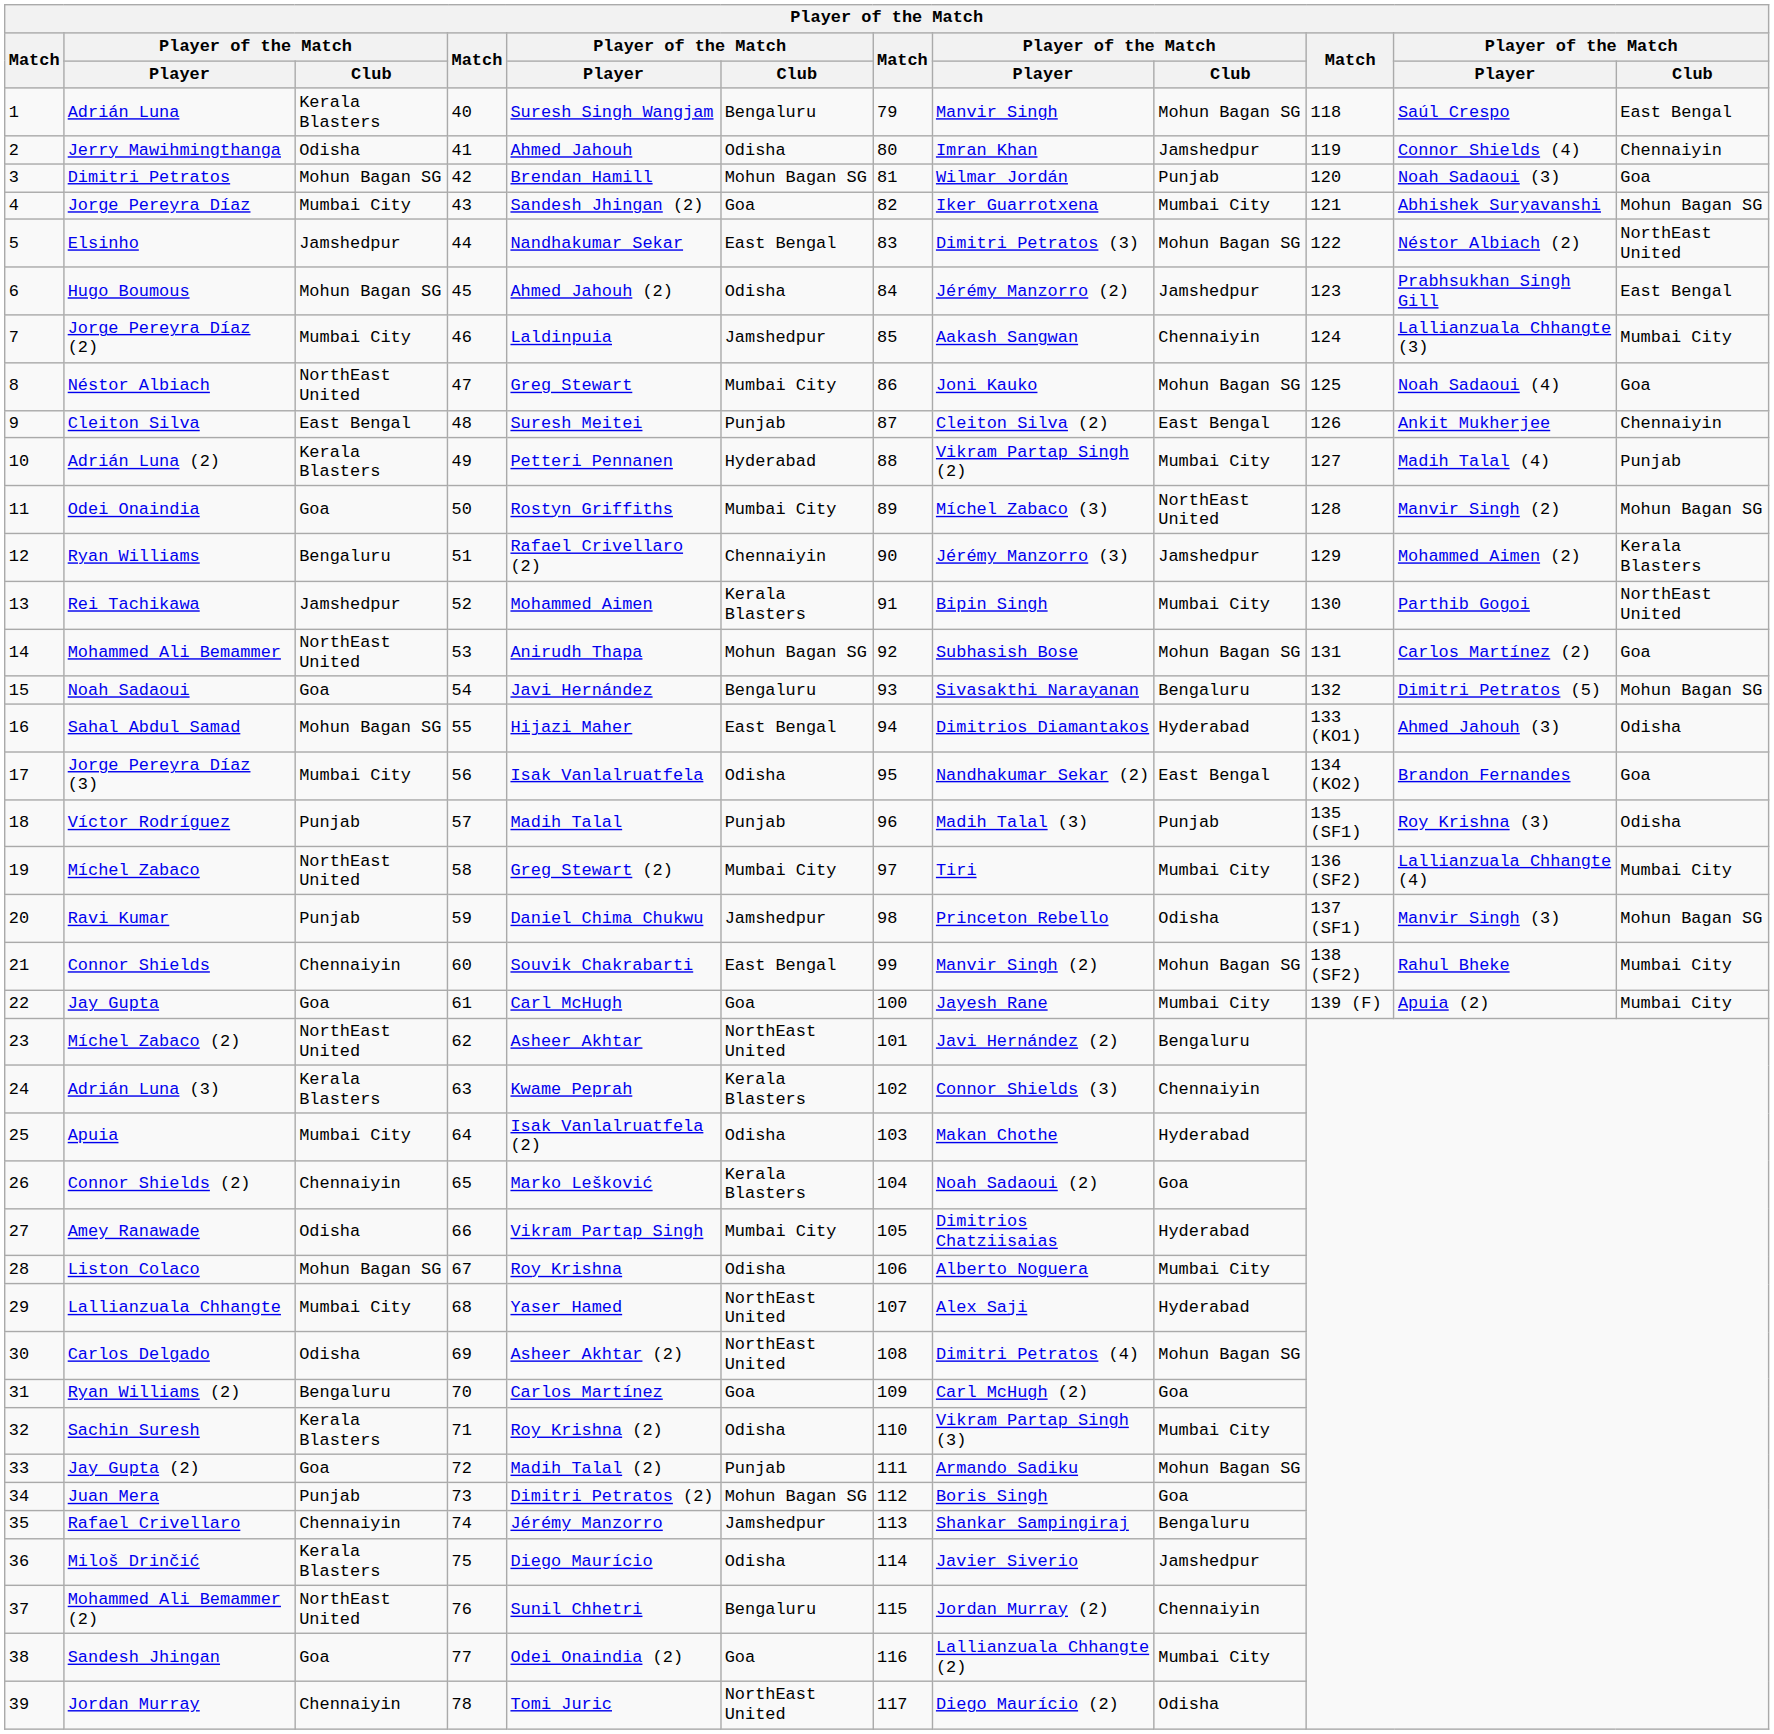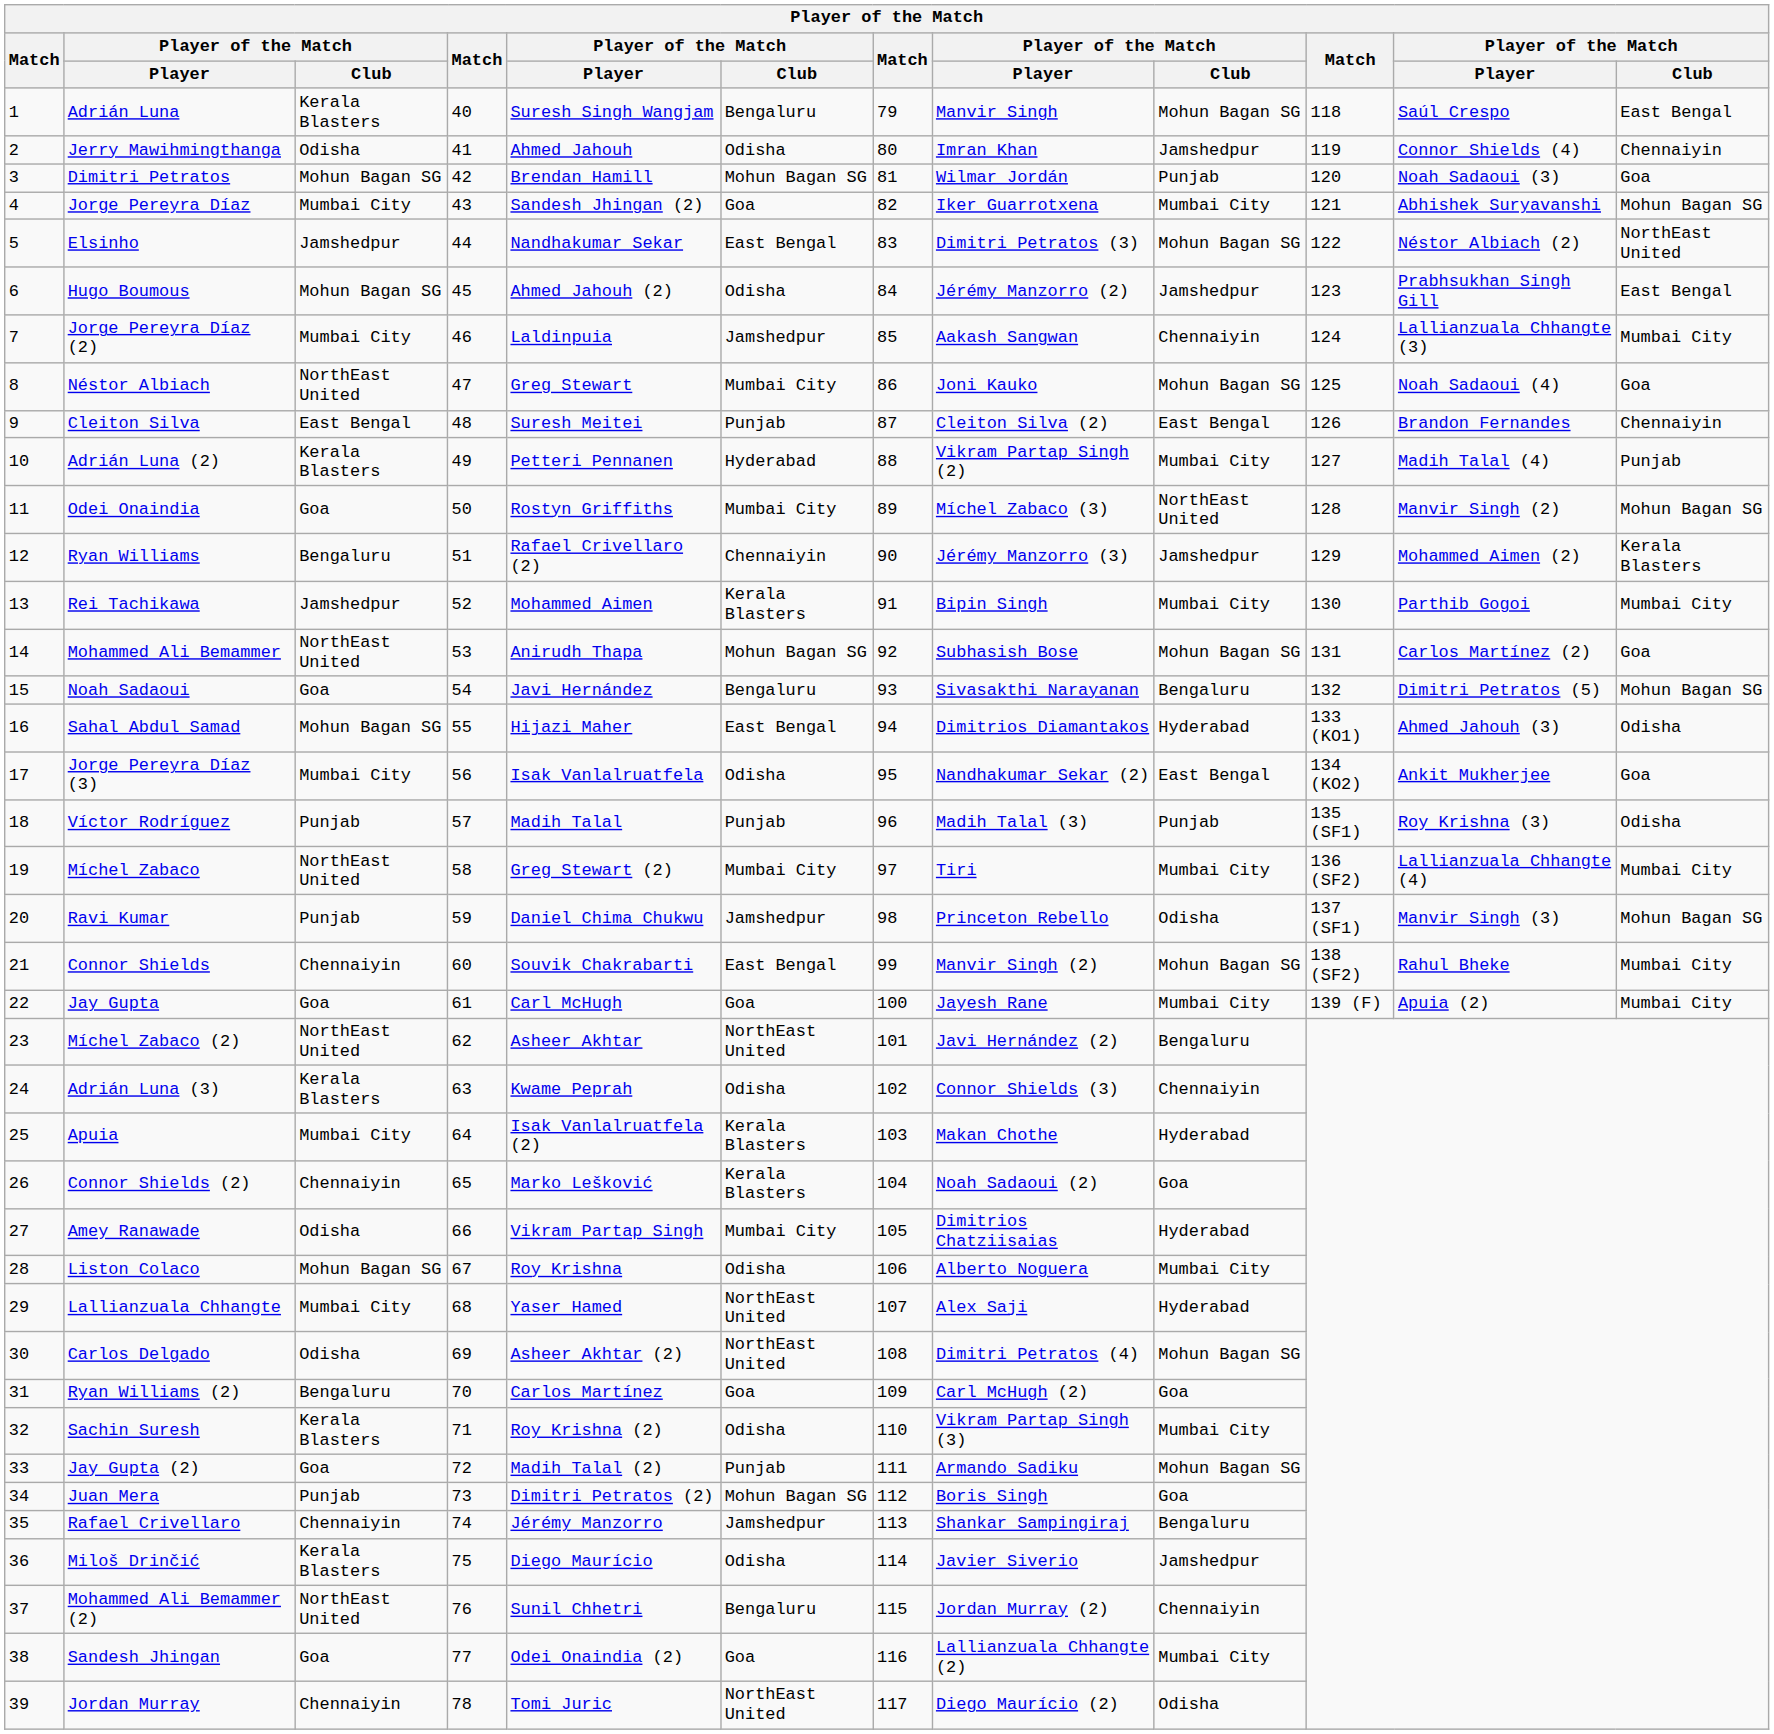(1474, 424) Ankit Mukherjee -> (1484, 424) Brandon Fernandes
(1666, 605) NorthEast United -> (1676, 605) Mumbai City
(1484, 776) Brandon Fernandes -> (1474, 776) Ankit Mukherjee
(765, 1089) Kerala Blasters -> (755, 1089) Odisha
(755, 1137) Odisha -> (765, 1137) Kerala Blasters
